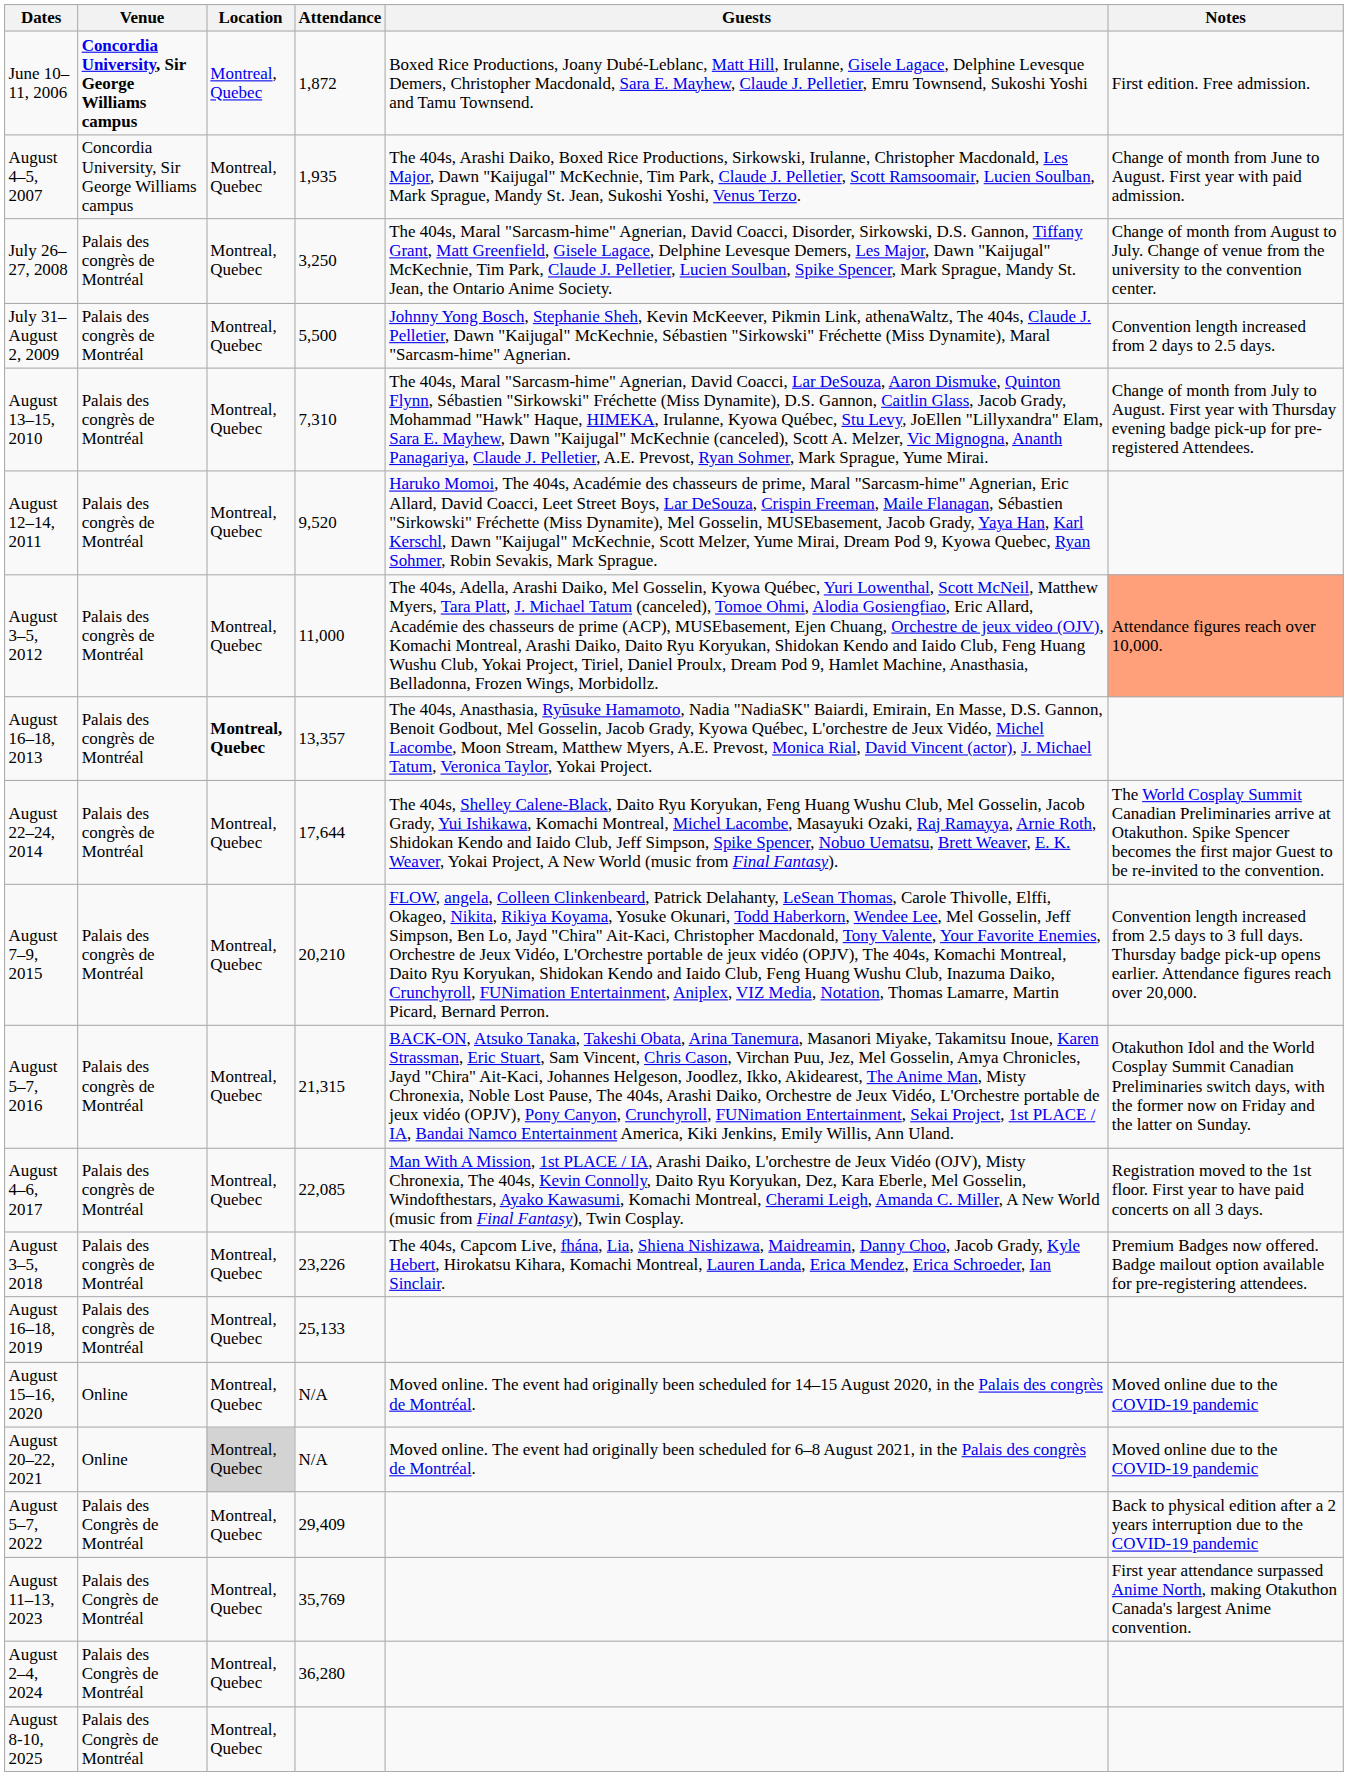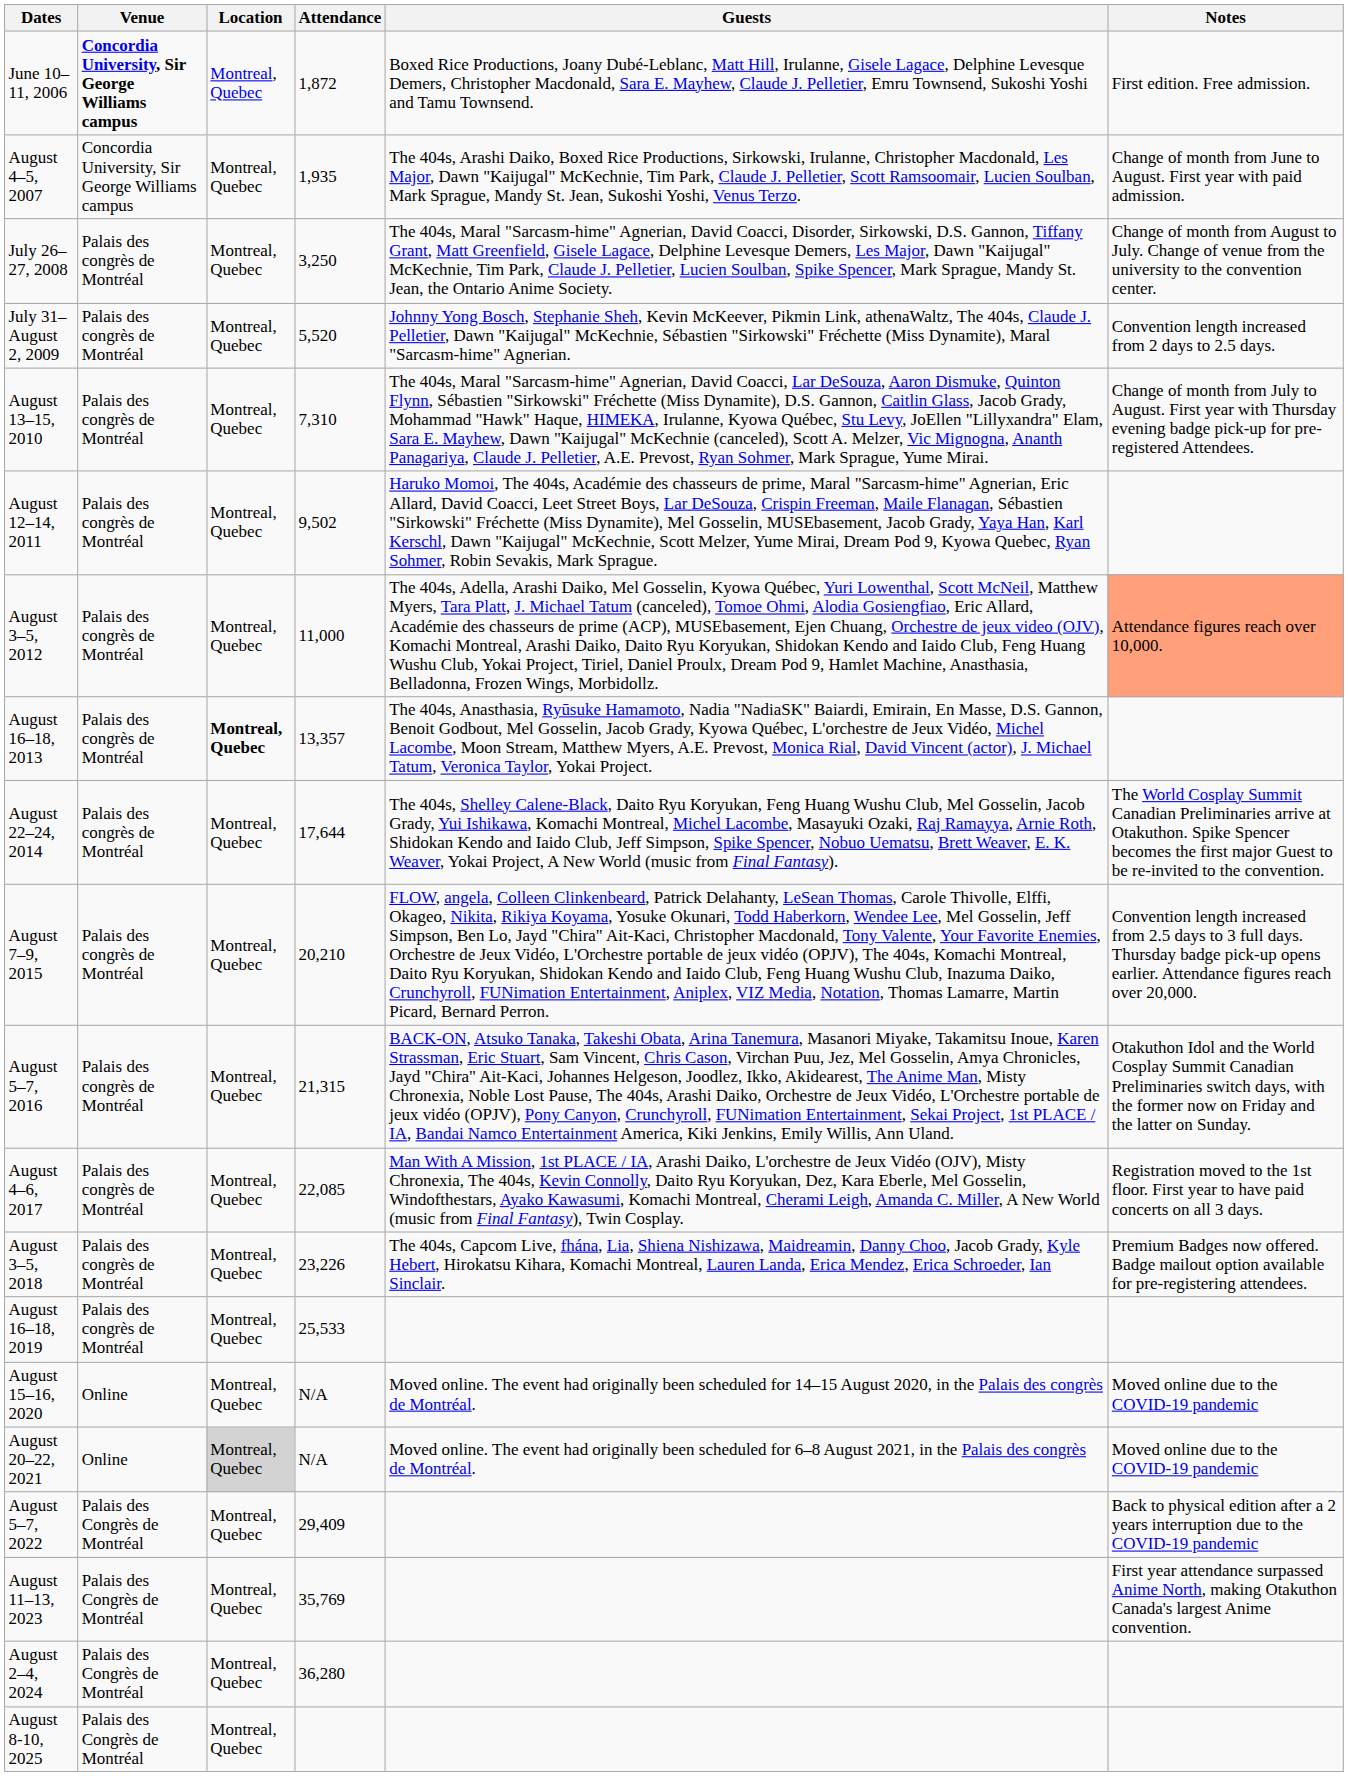(318, 335) 5,500 -> (318, 335) 5,520
(318, 522) 9,520 -> (318, 522) 9,502
(322, 1329) 25,133 -> (322, 1329) 25,533
